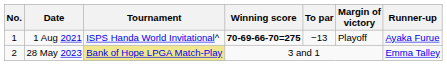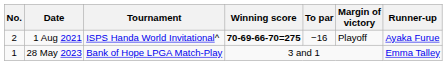(14, 38) 1 -> (14, 38) 2
(319, 38) −13 -> (319, 38) −16
(14, 53) 2 -> (14, 53) 1
(154, 53) khaki background -> (154, 53) no background
